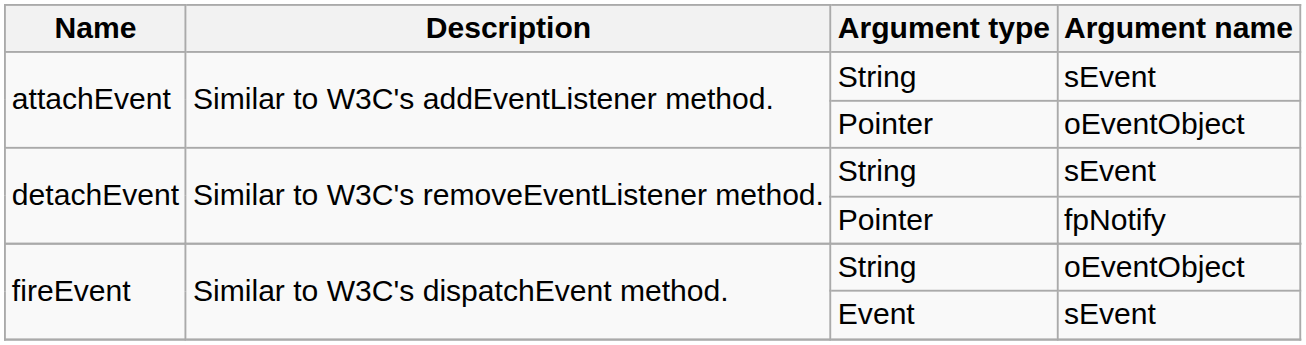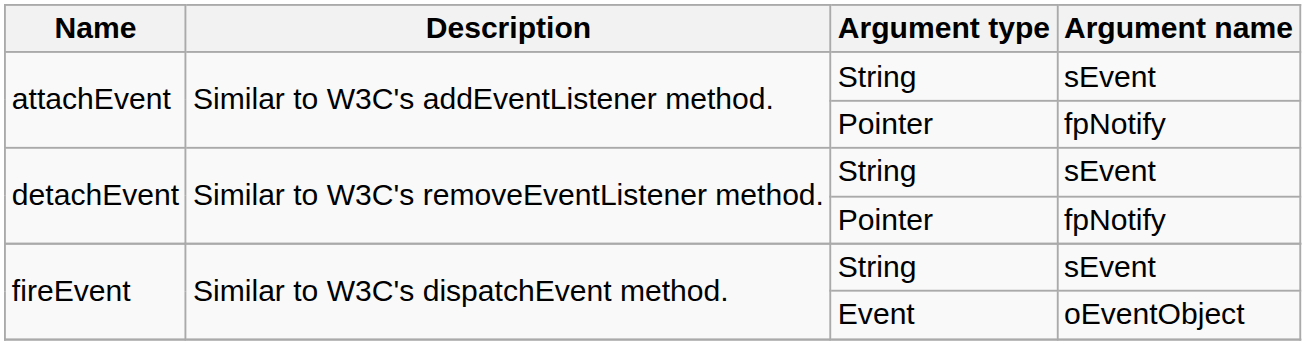(1154, 123) oEventObject -> (1115, 123) fpNotify
(1154, 266) oEventObject -> (1110, 266) sEvent
(1110, 314) sEvent -> (1154, 314) oEventObject
